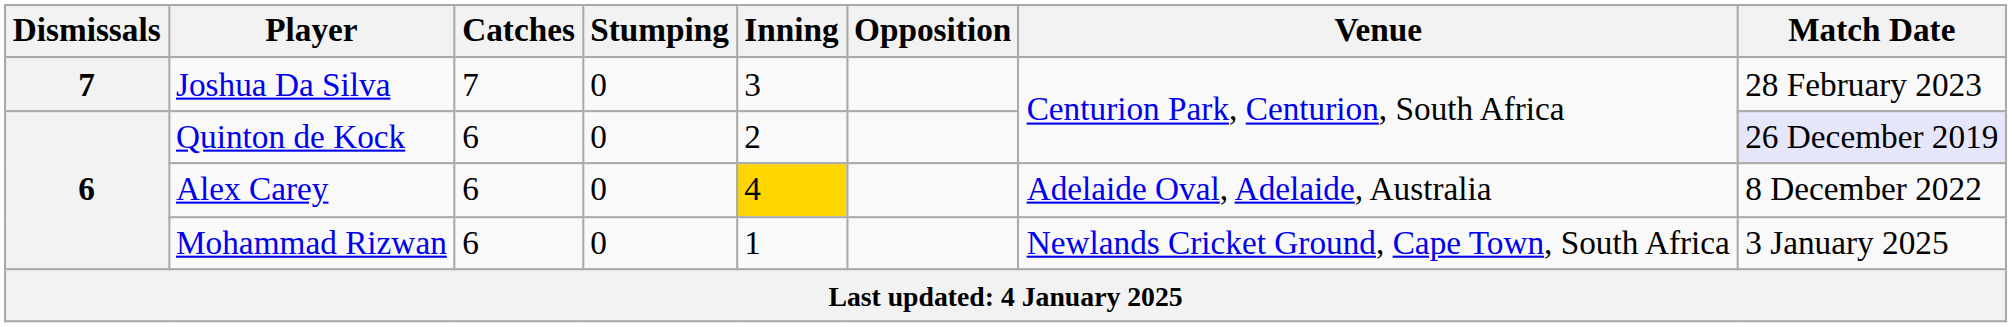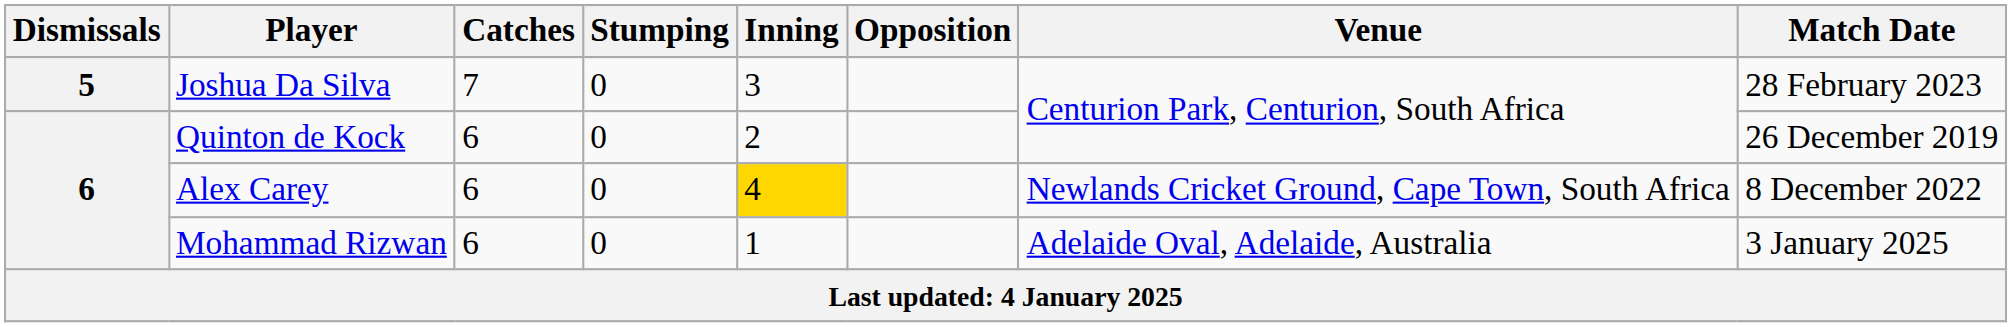(87, 83) 7 -> (87, 83) 5
(1872, 136) lavender background -> (1872, 136) no background
(1259, 189) Adelaide Oval, Adelaide, Australia -> (1378, 189) Newlands Cricket Ground, Cape Town, South Africa
(1378, 242) Newlands Cricket Ground, Cape Town, South Africa -> (1259, 242) Adelaide Oval, Adelaide, Australia
